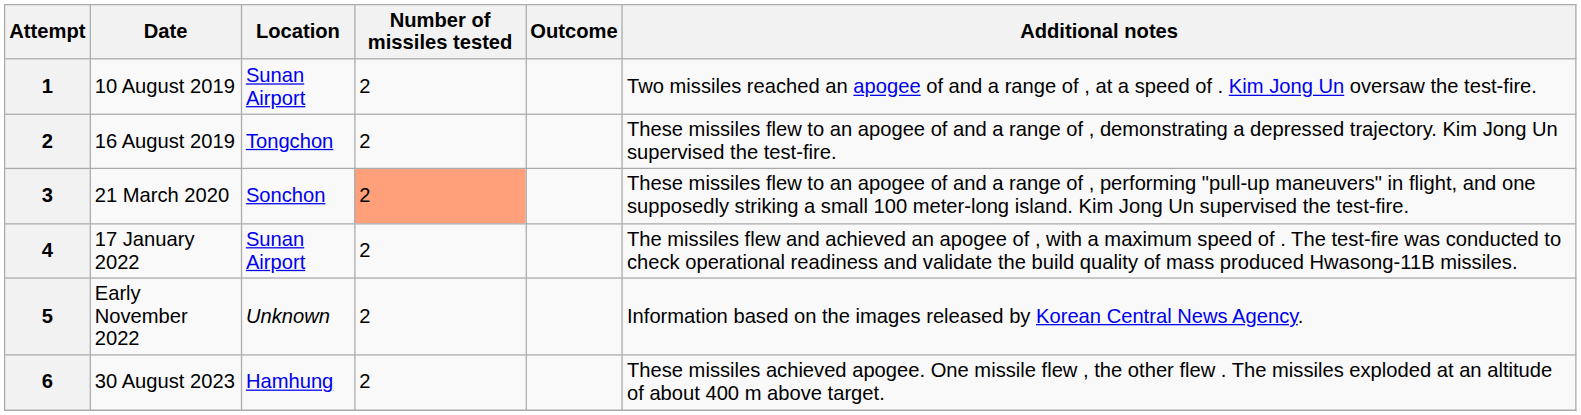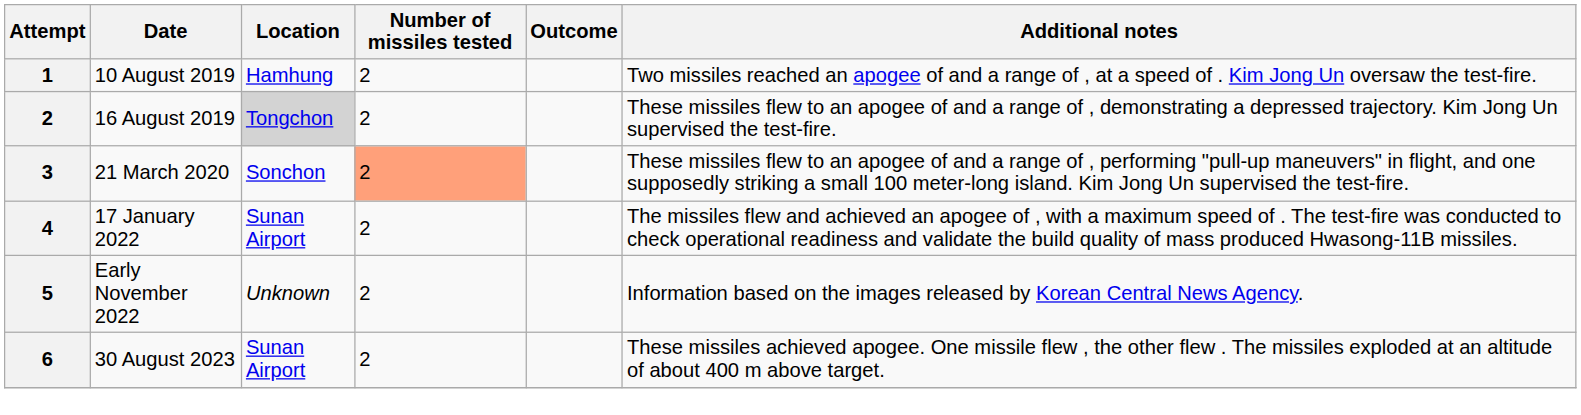(276, 86) Sunan Airport -> (290, 75) Hamhung
(290, 141) no background -> (290, 118) lightgrey background
(290, 382) Hamhung -> (276, 359) Sunan Airport
